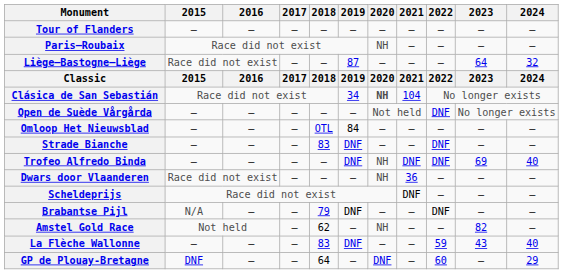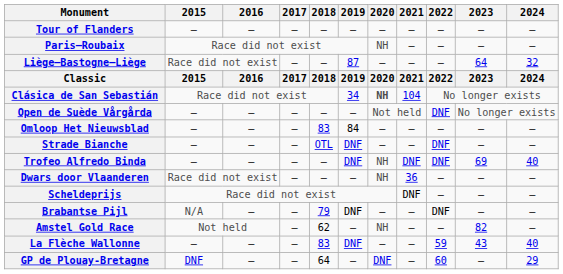(324, 128) OTL -> (324, 128) 83
(324, 145) 83 -> (324, 145) OTL
